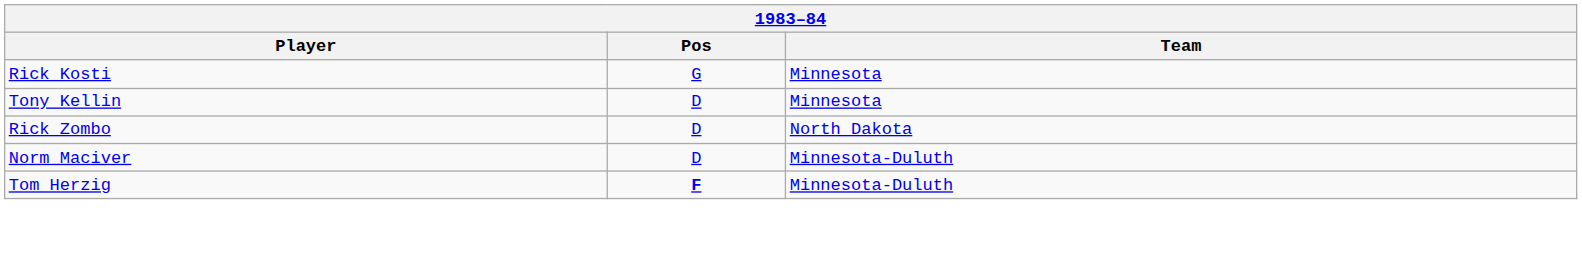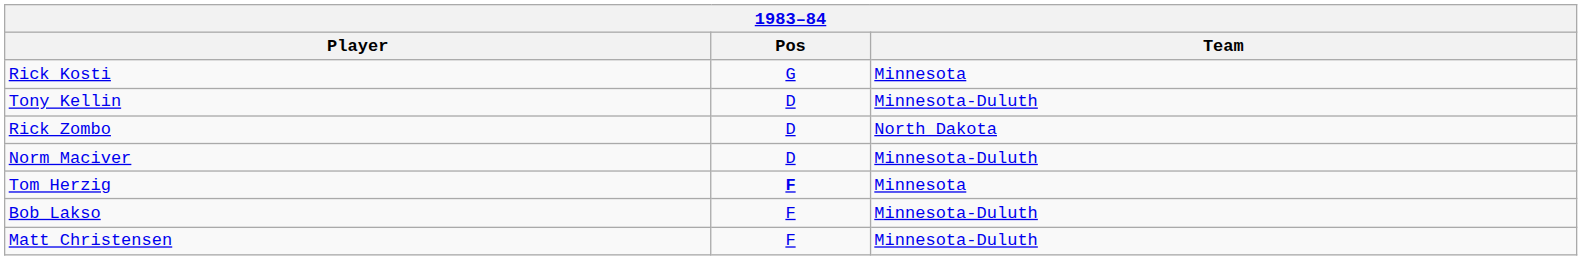(836, 102) Minnesota -> (956, 102) Minnesota-Duluth
(871, 185) Minnesota-Duluth -> (920, 185) Minnesota
+ row: (55, 213)
+ row: (90, 241)
